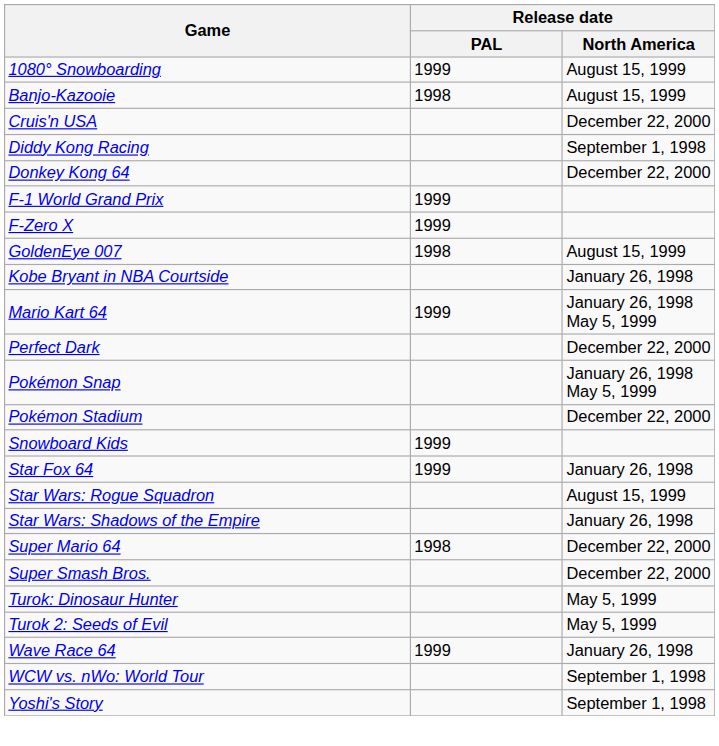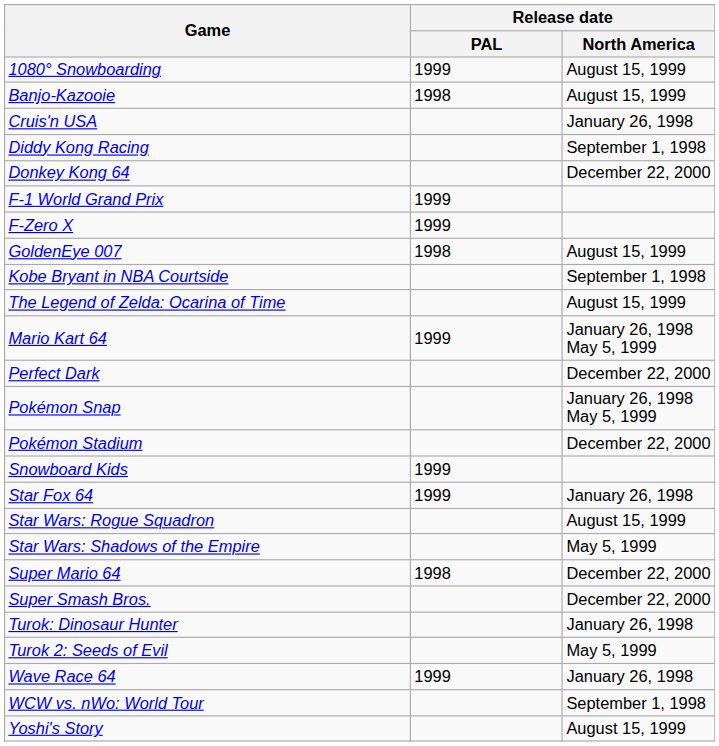(638, 122) December 22, 2000 -> (630, 122) January 26, 1998
(630, 277) January 26, 1998 -> (636, 277) September 1, 1998
+ row: (147, 303)
(630, 521) January 26, 1998 -> (612, 547) May 5, 1999
(612, 599) May 5, 1999 -> (630, 625) January 26, 1998
(636, 703) September 1, 1998 -> (626, 729) August 15, 1999
